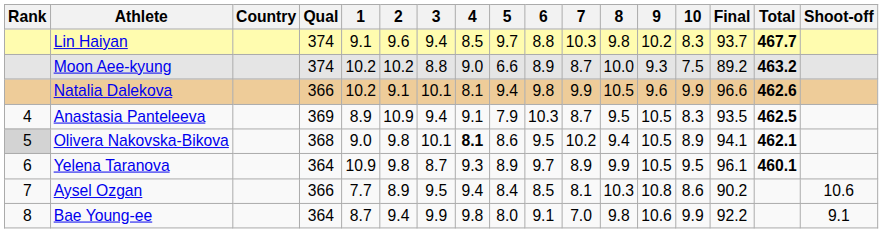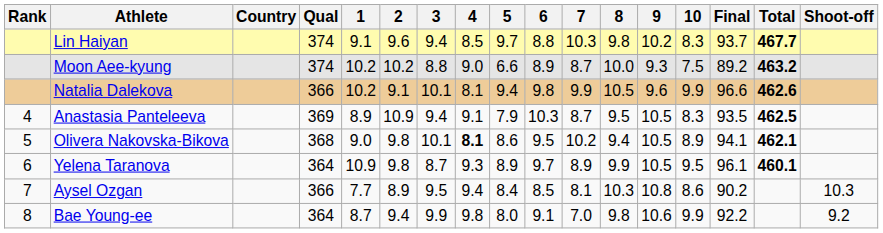(27, 141) lightgrey background -> (27, 141) no background
(839, 191) 10.6 -> (839, 191) 10.3
(839, 215) 9.1 -> (839, 215) 9.2
